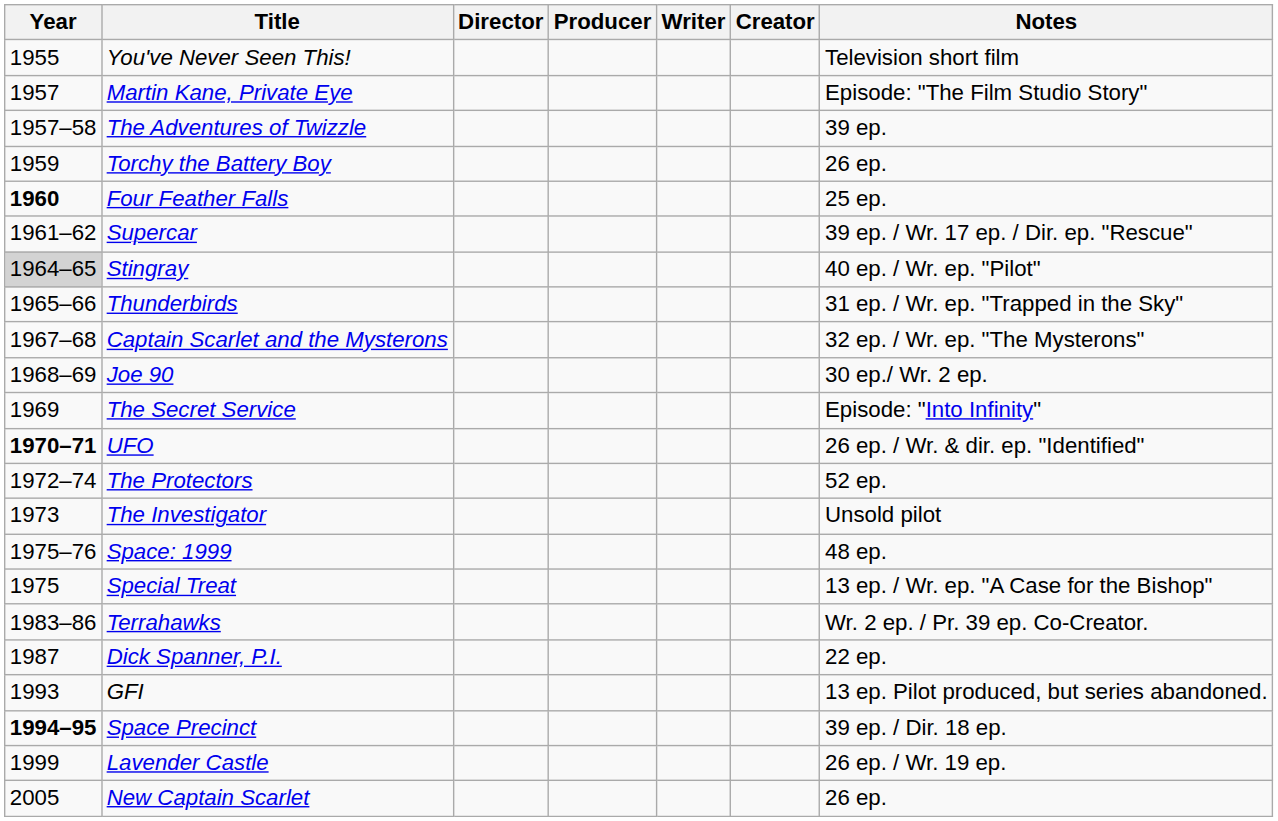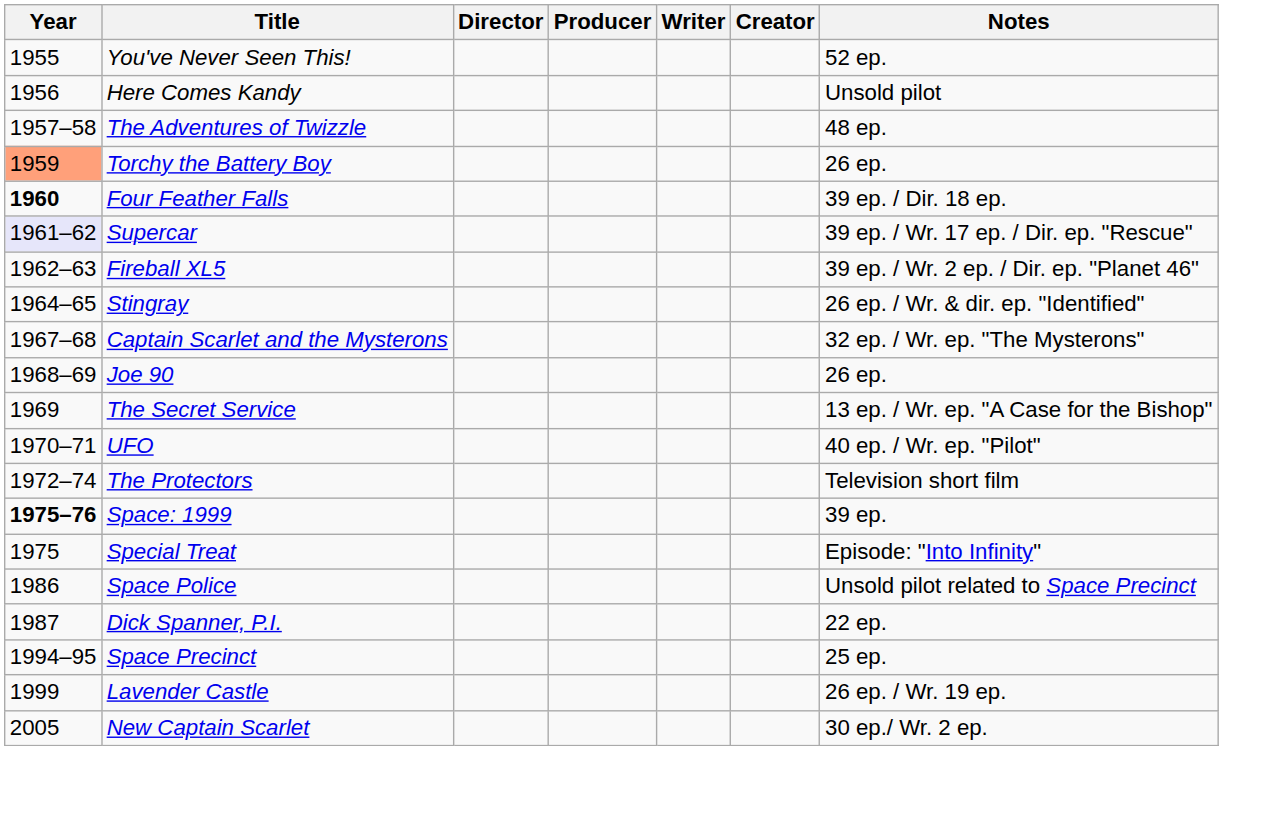(922, 57) Television short film -> (856, 57) 52 ep.
+ row: (204, 92)
- row: (230, 92)
(856, 127) 39 ep. -> (856, 127) 48 ep.
(35, 163) no background -> (35, 163) lightsalmon background
(856, 198) 25 ep. -> (916, 198) 39 ep. / Dir. 18 ep.
(53, 233) no background -> (53, 233) lavender background
+ row: (166, 269)
(53, 269) lightgrey background -> (53, 304) no background
(933, 269) 40 ep. / Wr. ep. "Pilot" -> (985, 304) 26 ep. / Wr. & dir. ep. "Identified"
- row: (172, 304)
(906, 374) 30 ep./ Wr. 2 ep. -> (856, 374) 26 ep.
(933, 410) Episode: "Into Infinity" -> (1019, 410) 13 ep. / Wr. ep. "A Case for the Bishop"
(53, 445) bold -> (53, 445) normal
(985, 445) 26 ep. / Wr. & dir. ep. "Identified" -> (933, 445) 40 ep. / Wr. ep. "Pilot"
(856, 480) 52 ep. -> (922, 480) Television short film
- row: (186, 515)
(53, 551) normal -> (53, 515) bold
(856, 551) 48 ep. -> (856, 515) 39 ep.
(1019, 586) 13 ep. / Wr. ep. "A Case for the Bishop" -> (933, 551) Episode: "Into Infinity"
- row: (164, 621)
+ row: (172, 586)
- row: (125, 692)
(53, 727) bold -> (53, 657) normal
(916, 727) 39 ep. / Dir. 18 ep. -> (856, 657) 25 ep.
(856, 798) 26 ep. -> (906, 727) 30 ep./ Wr. 2 ep.
